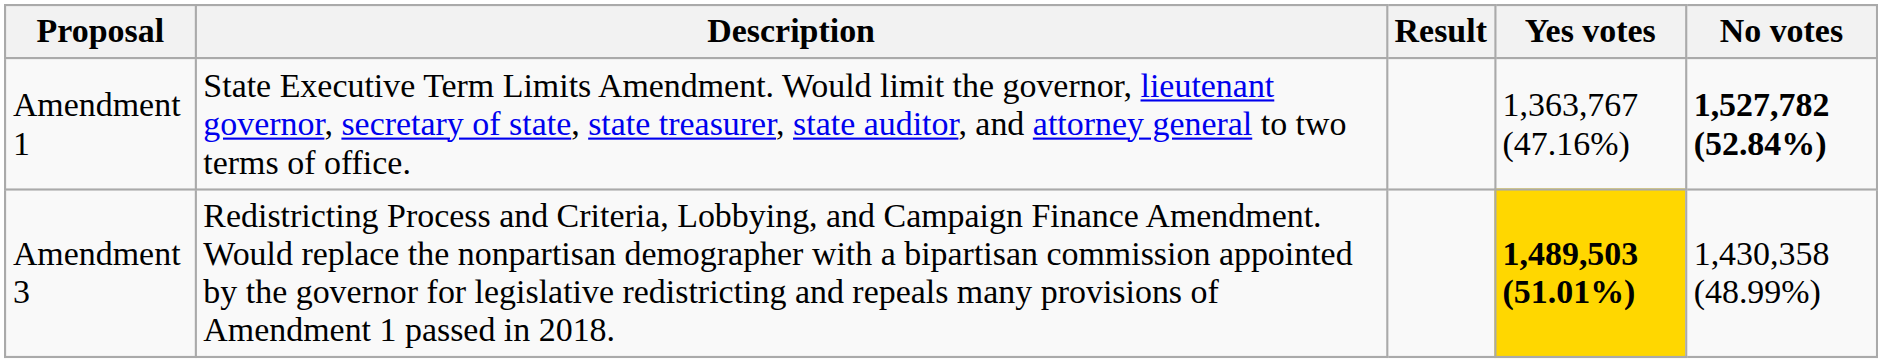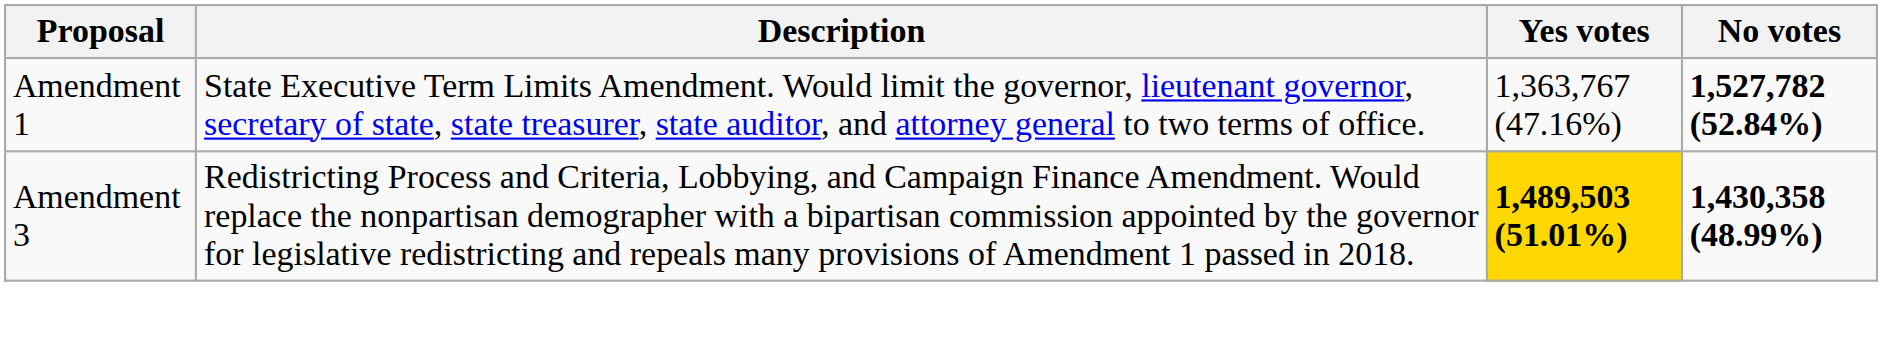- column: (1441, 31)
(1762, 272) normal -> (1758, 215) bold
